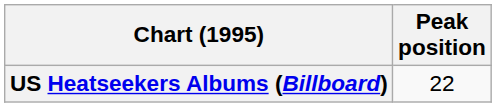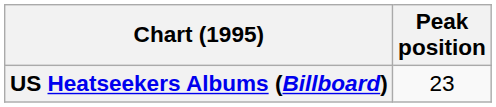(442, 83) 22 -> (442, 83) 23
